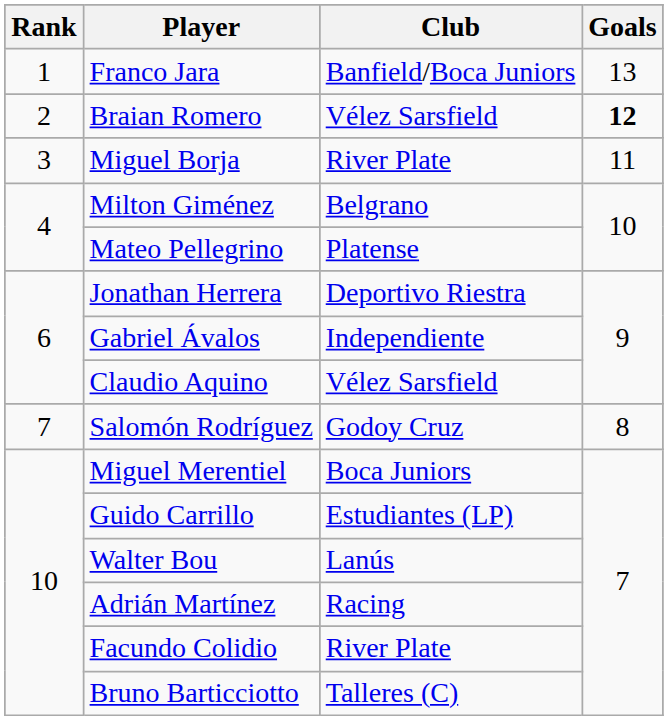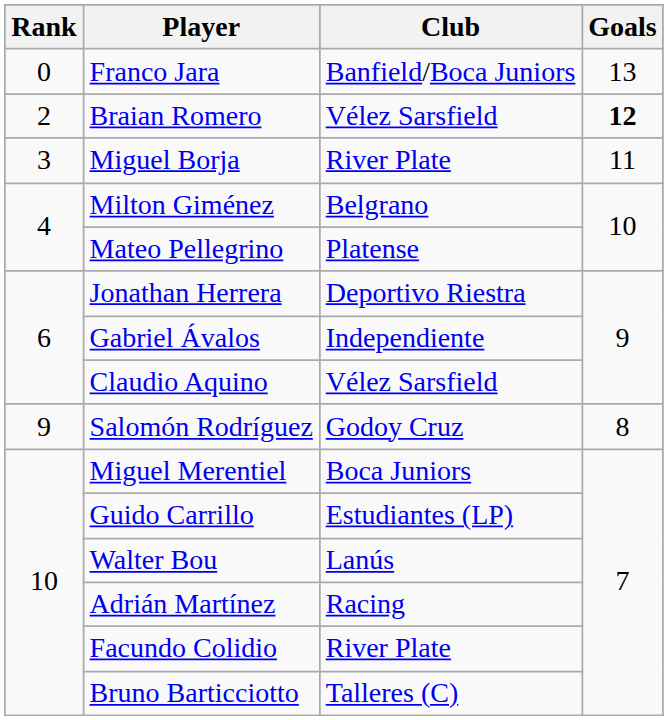(44, 71) 1 -> (44, 71) 0
(44, 426) 7 -> (44, 426) 9
